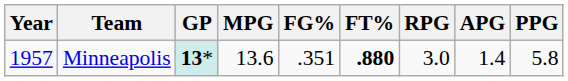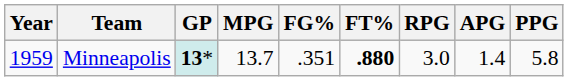(31, 58) 1957 -> (31, 58) 1959
(255, 58) 13.6 -> (255, 58) 13.7
